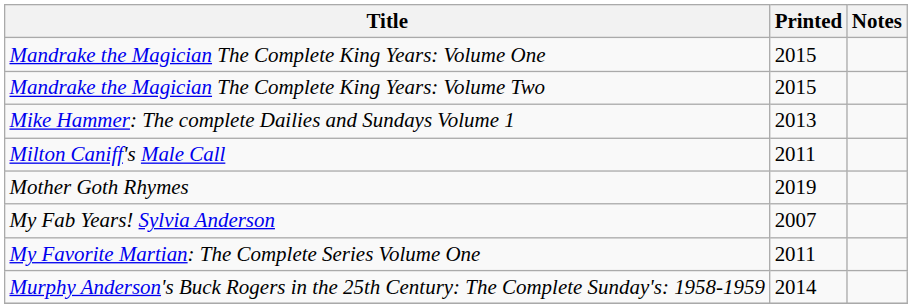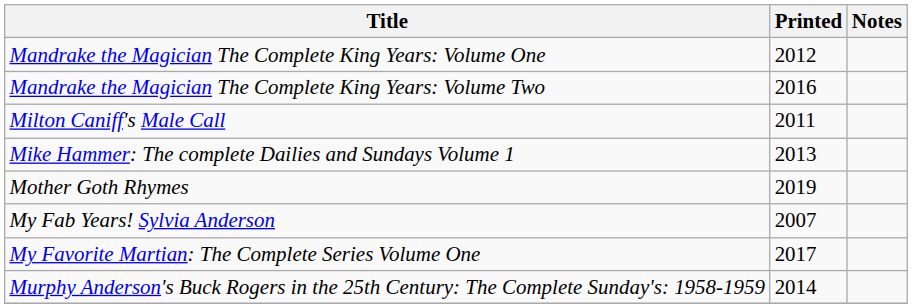(796, 54) 2015 -> (796, 54) 2012
(796, 87) 2015 -> (796, 87) 2016
rows swapped: (262, 120) <-> (117, 154)
(795, 253) 2011 -> (796, 253) 2017
